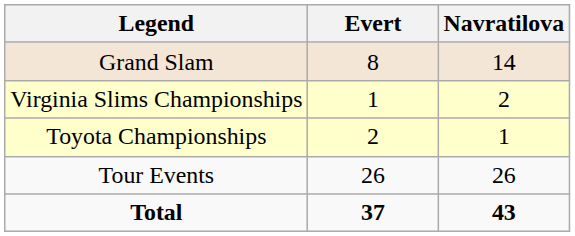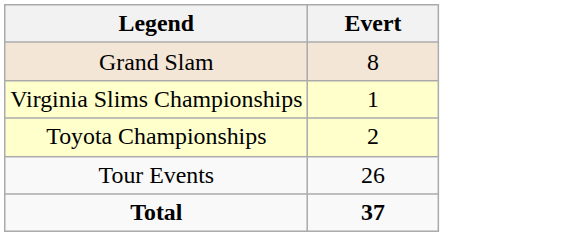- column: (504, 23)
